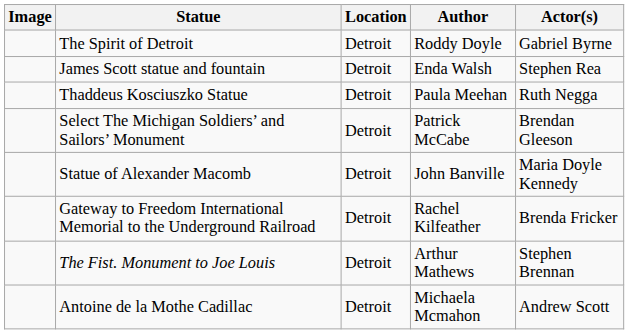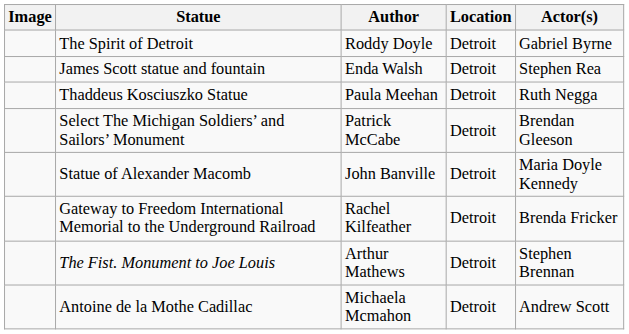columns swapped: (376, 17) <-> (463, 17)
